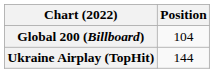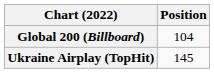(183, 57) 144 -> (183, 57) 145
